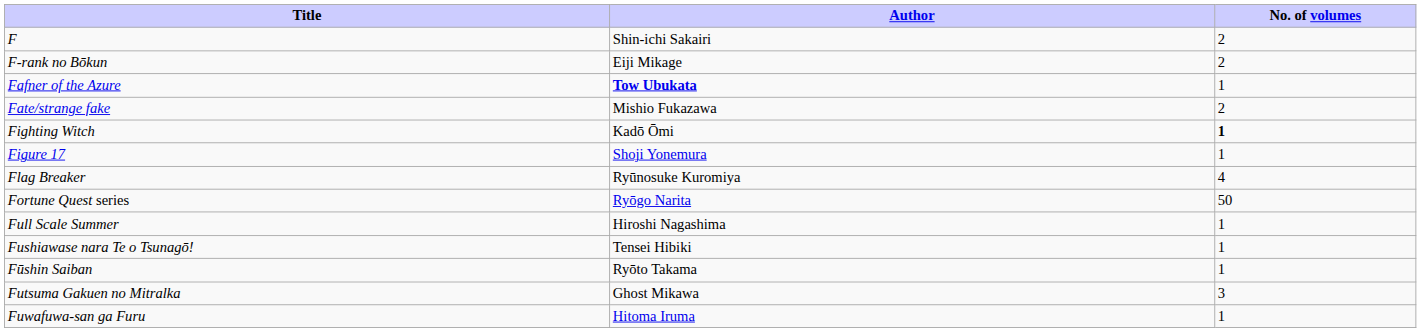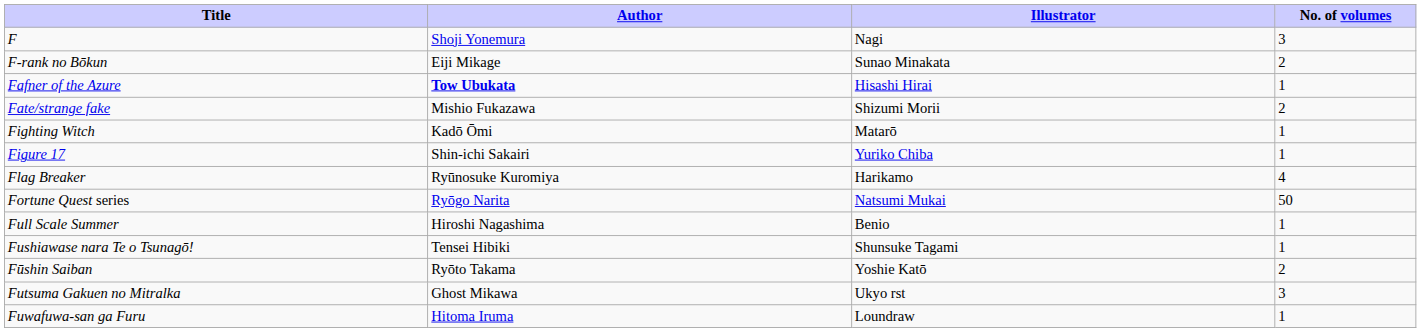+ column: (1063, 16)
(662, 39) Shin-ichi Sakairi -> (478, 39) Shoji Yonemura
(1221, 39) 2 -> (1282, 39) 3
(1221, 131) bold -> (1282, 131) normal
(660, 154) Shoji Yonemura -> (480, 154) Shin-ichi Sakairi
(1221, 270) 1 -> (1282, 270) 2
